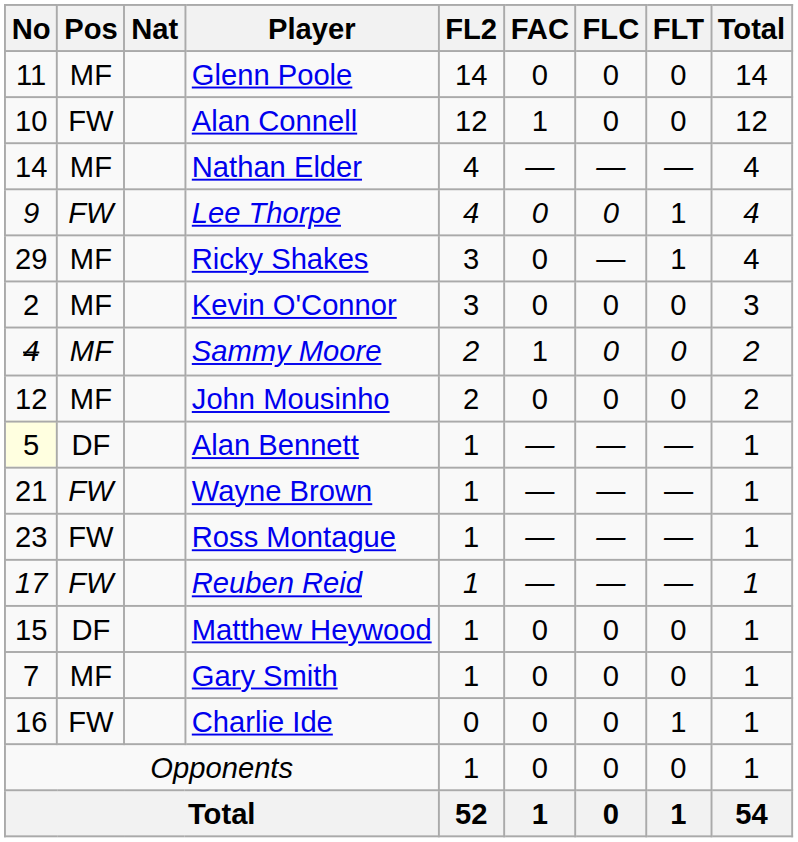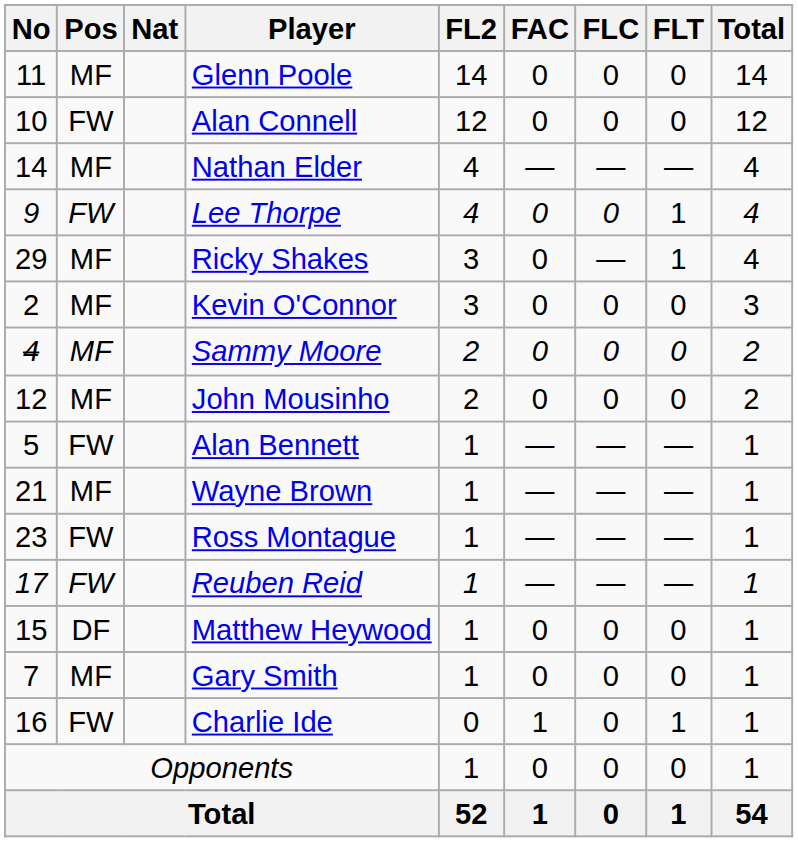(540, 121) 1 -> (540, 121) 0
(540, 352) 1 -> (540, 352) 0
(31, 444) lightyellow background -> (31, 444) no background
(91, 444) DF -> (91, 444) FW
(91, 490) FW -> (91, 490) MF
(540, 721) 0 -> (540, 721) 1
